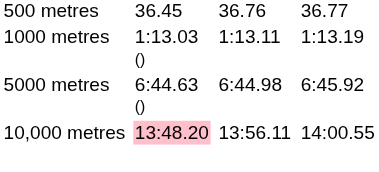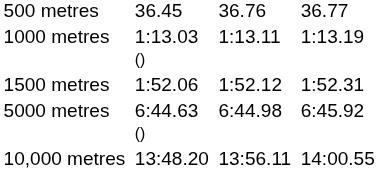+ row: (56, 84)
(172, 132) pink background -> (172, 158) no background
